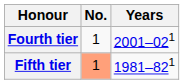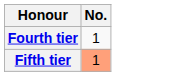- column: (144, 15)
